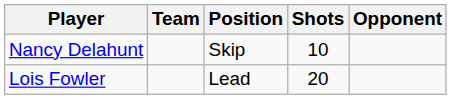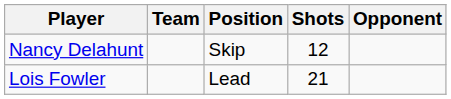(318, 49) 10 -> (318, 49) 12
(318, 79) 20 -> (318, 79) 21
